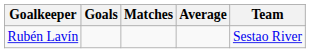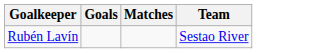- column: (203, 15)
